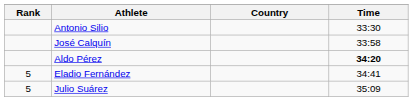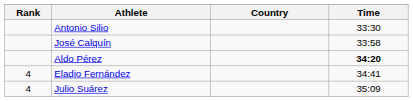(28, 74) 5 -> (28, 74) 4
(28, 89) 5 -> (28, 89) 4
